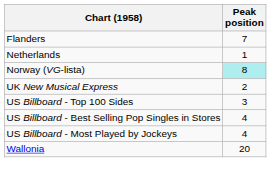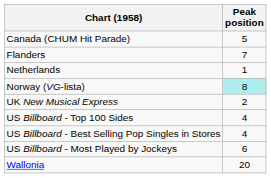+ row: (68, 39)
(244, 102) 3 -> (244, 117) 4
(244, 133) 4 -> (244, 149) 6
